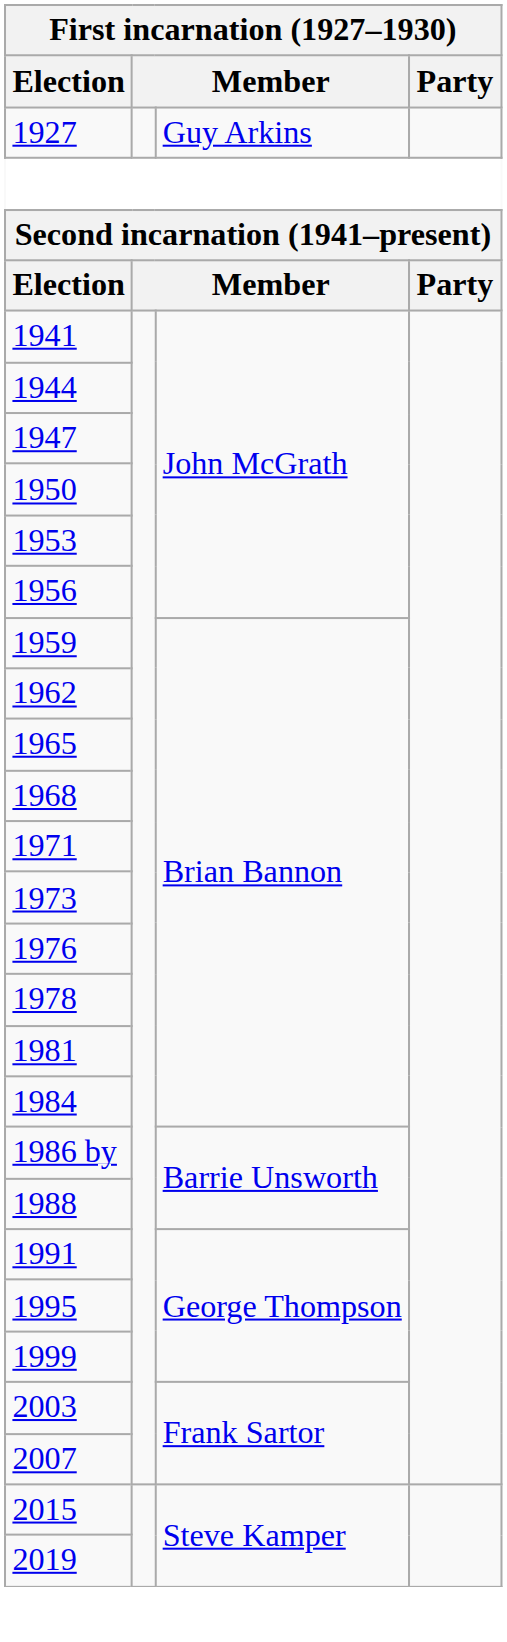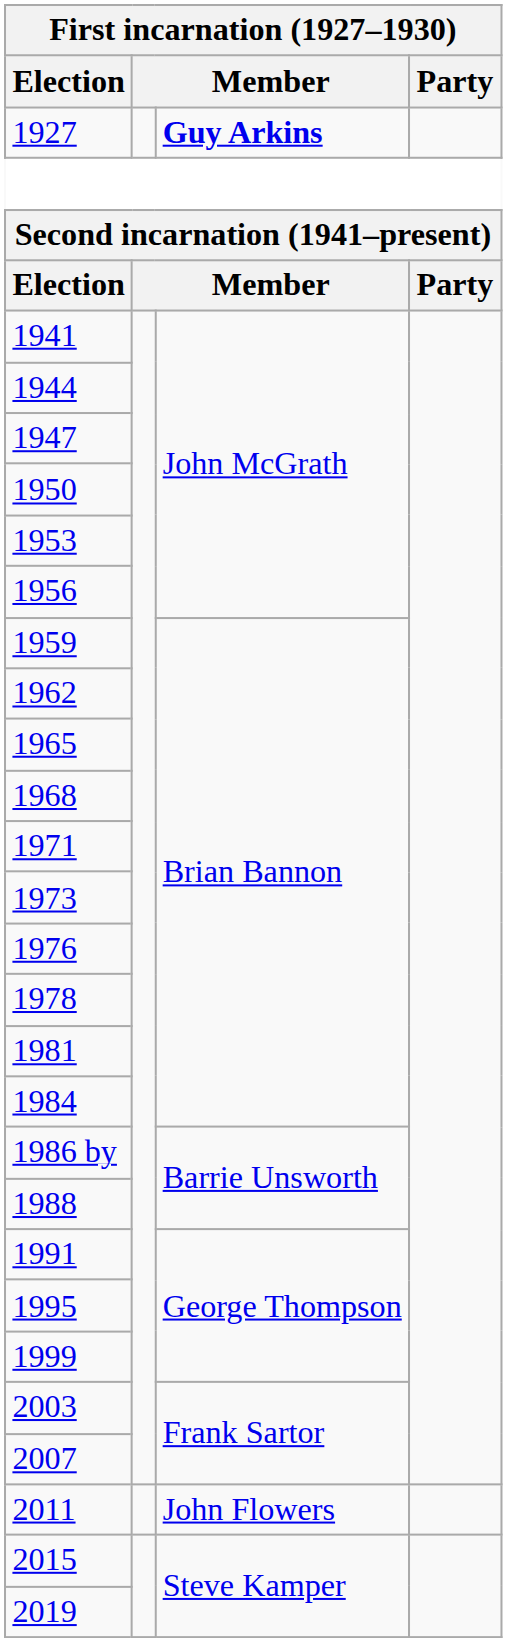(237, 132) normal -> (243, 132) bold
+ row: (44, 1509)
